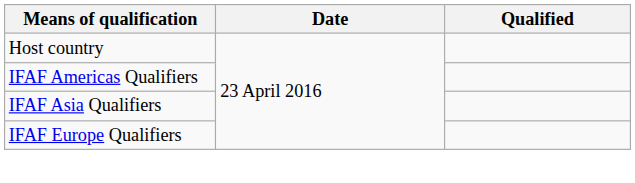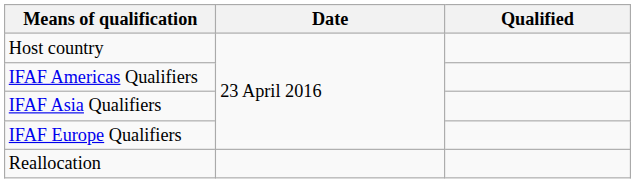+ row: (55, 163)
